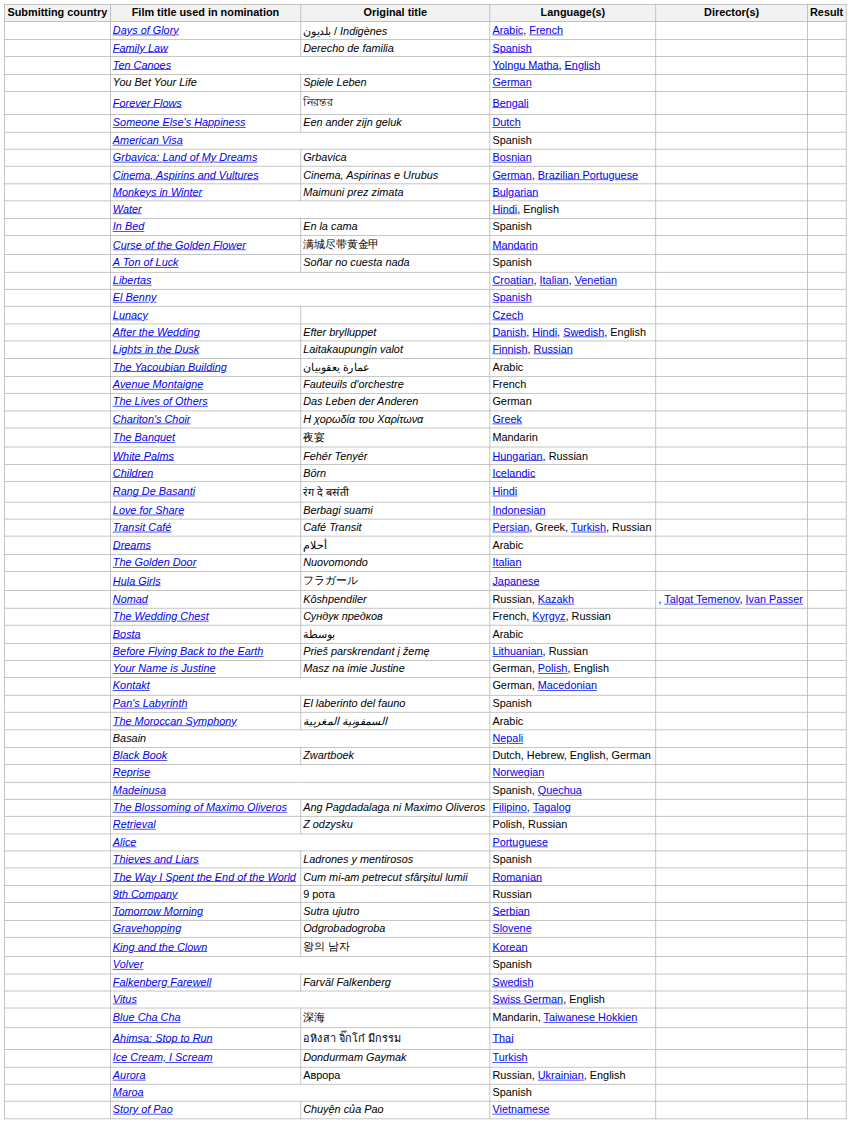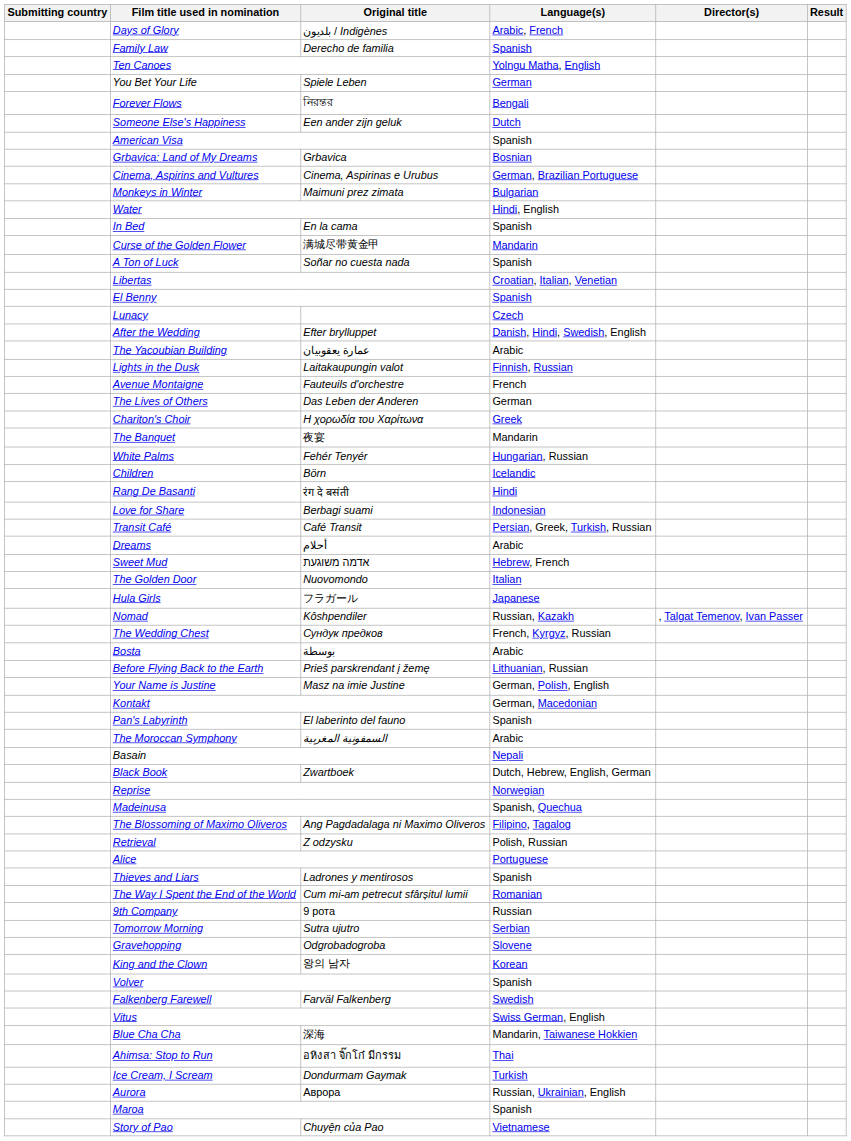rows swapped: (170, 367) <-> (156, 349)
+ row: (140, 562)
